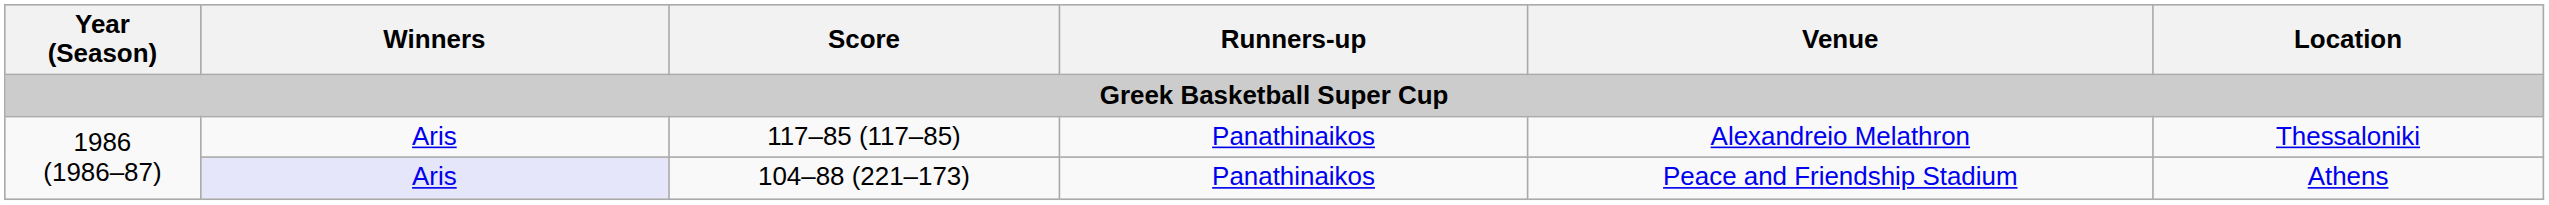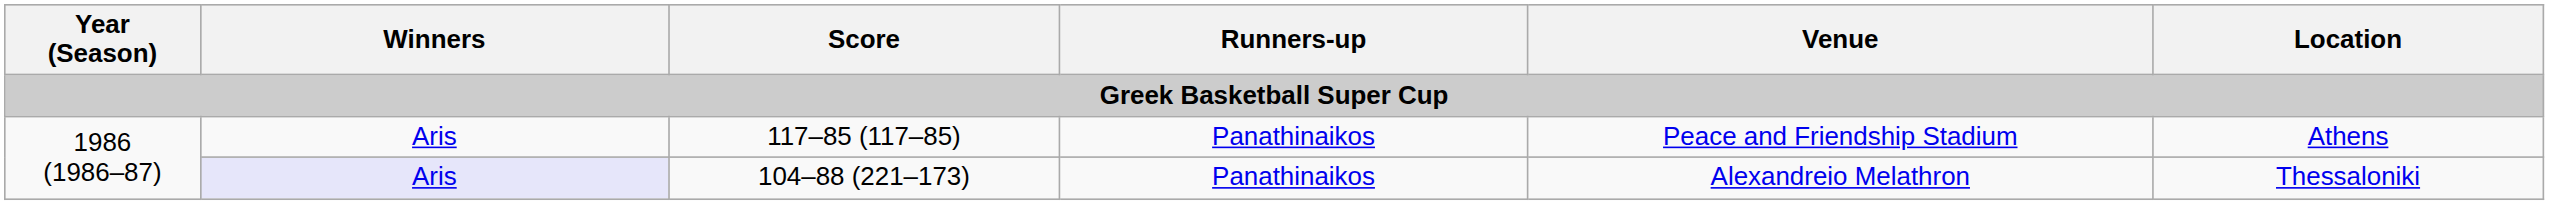(1840, 136) Alexandreio Melathron -> (1840, 136) Peace and Friendship Stadium
(2348, 136) Thessaloniki -> (2348, 136) Athens
(1840, 177) Peace and Friendship Stadium -> (1840, 177) Alexandreio Melathron
(2348, 177) Athens -> (2348, 177) Thessaloniki
